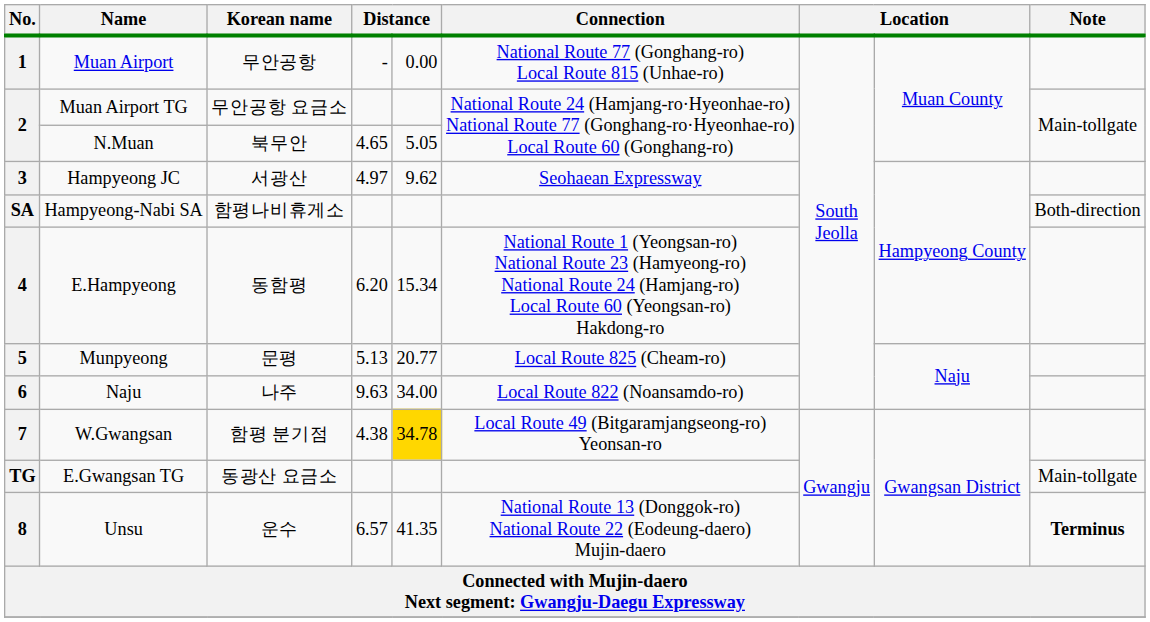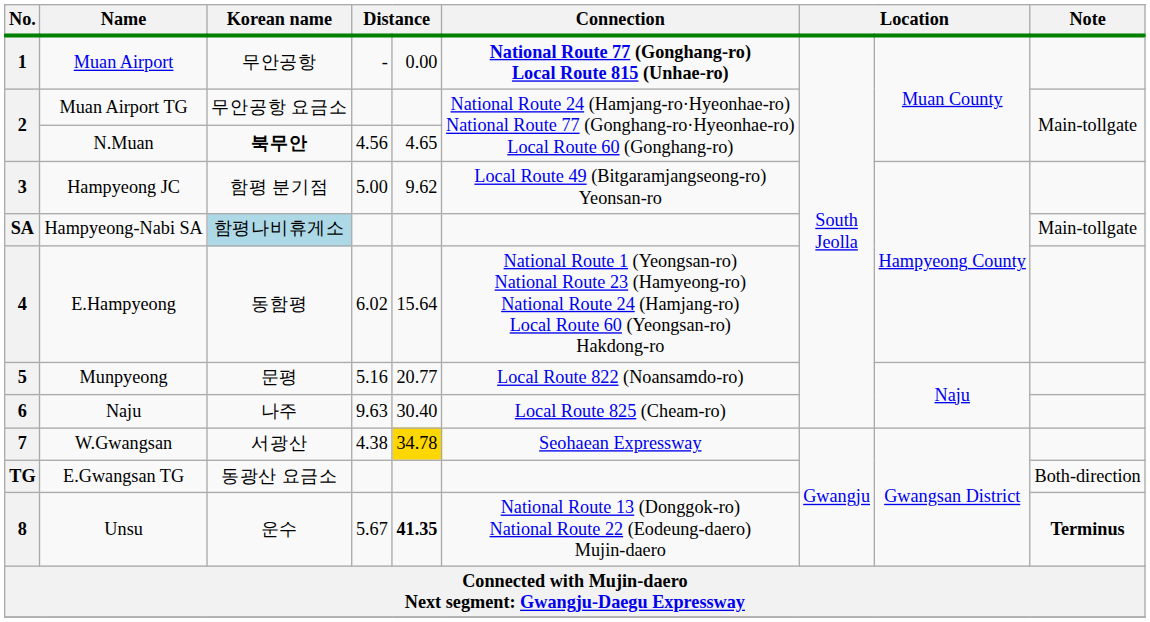(620, 62) normal -> (620, 62) bold
(279, 143) normal -> (279, 143) bold
(372, 143) 4.65 -> (372, 143) 4.56
(421, 143) 5.05 -> (421, 143) 4.65
(279, 177) 서광산 -> (279, 187) 함평 분기점
(372, 177) 4.97 -> (372, 187) 5.00
(620, 177) Seohaean Expressway -> (620, 187) Local Route 49 (Bitgaramjangseong-ro) Yeonsan-ro
(279, 210) no background -> (279, 229) lightblue background
(1088, 210) Both-direction -> (1088, 229) Main-tollgate
(372, 284) 6.20 -> (372, 303) 6.02
(417, 284) 15.34 -> (417, 303) 15.64
(372, 358) 5.13 -> (372, 377) 5.16
(620, 358) Local Route 825 (Cheam-ro) -> (620, 377) Local Route 822 (Noansamdo-ro)
(417, 391) 34.00 -> (417, 410) 30.40
(620, 391) Local Route 822 (Noansamdo-ro) -> (620, 410) Local Route 825 (Cheam-ro)
(279, 433) 함평 분기점 -> (279, 443) 서광산
(620, 433) Local Route 49 (Bitgaramjangseong-ro) Yeonsan-ro -> (620, 443) Seohaean Expressway
(1088, 475) Main-tollgate -> (1088, 475) Both-direction
(372, 528) 6.57 -> (372, 528) 5.67
(417, 528) normal -> (417, 528) bold
